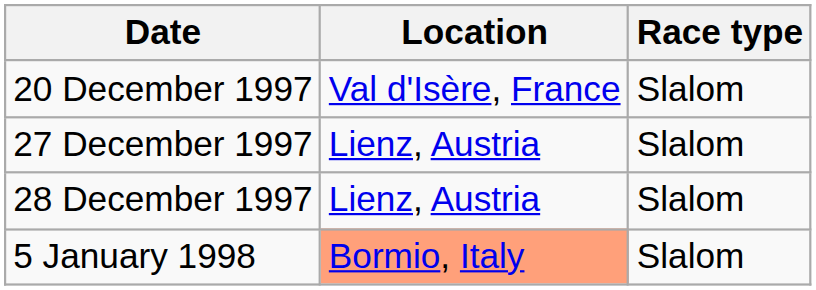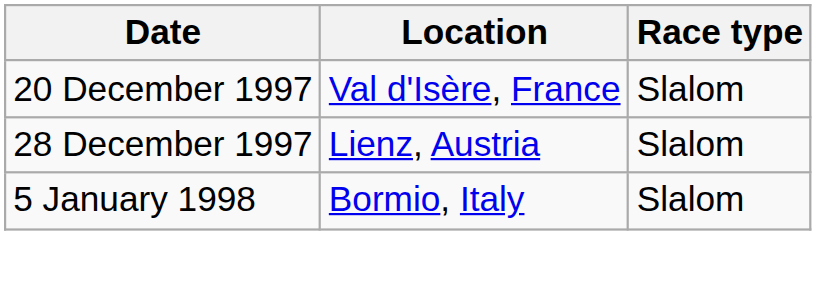- row: (163, 144)
(427, 255) lightsalmon background -> (427, 199) no background
